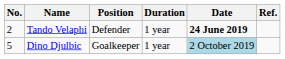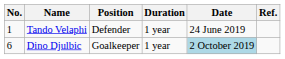(9, 29) 2 -> (9, 29) 1
(219, 29) bold -> (217, 29) normal
(9, 45) 5 -> (9, 45) 6
